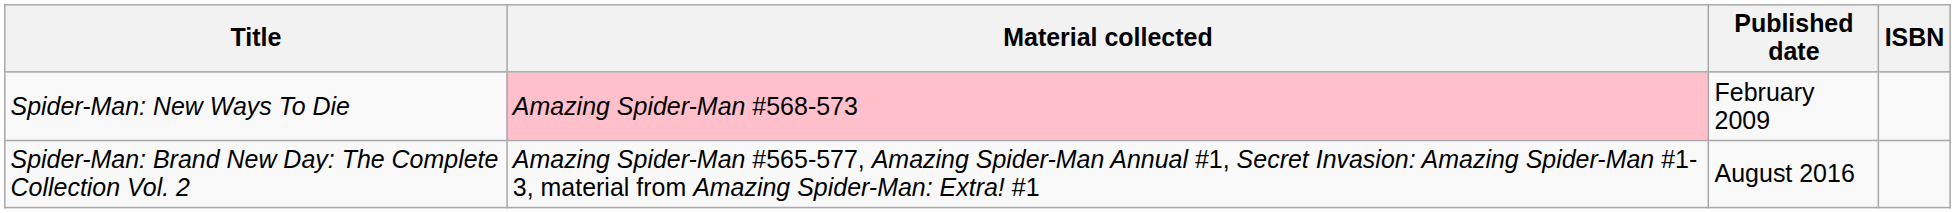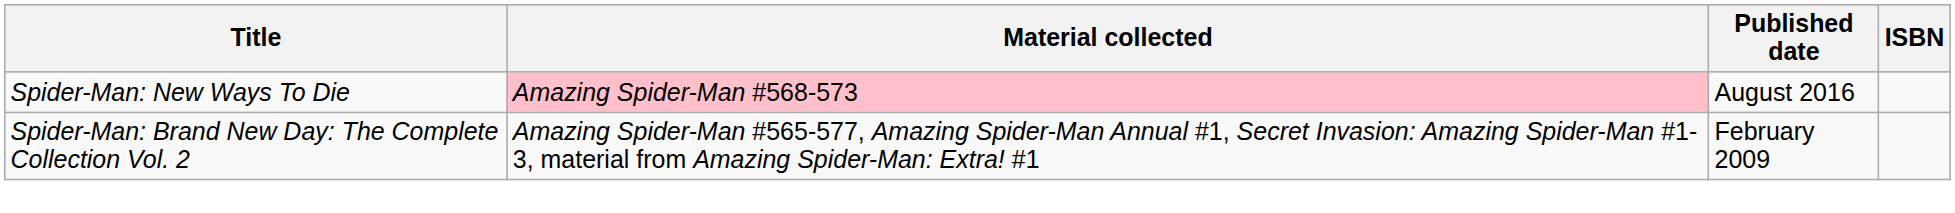(1765, 105) February 2009 -> (1785, 91) August 2016
(1785, 173) August 2016 -> (1765, 145) February 2009
